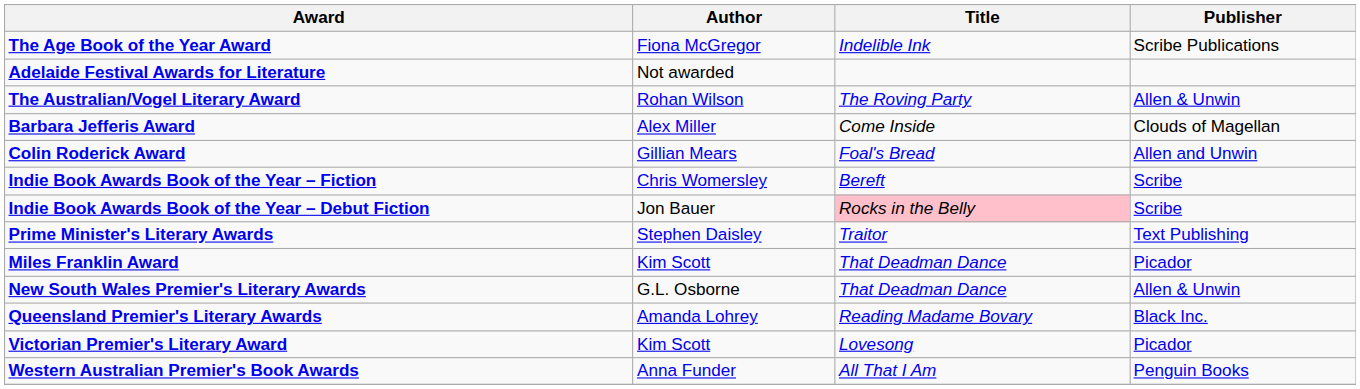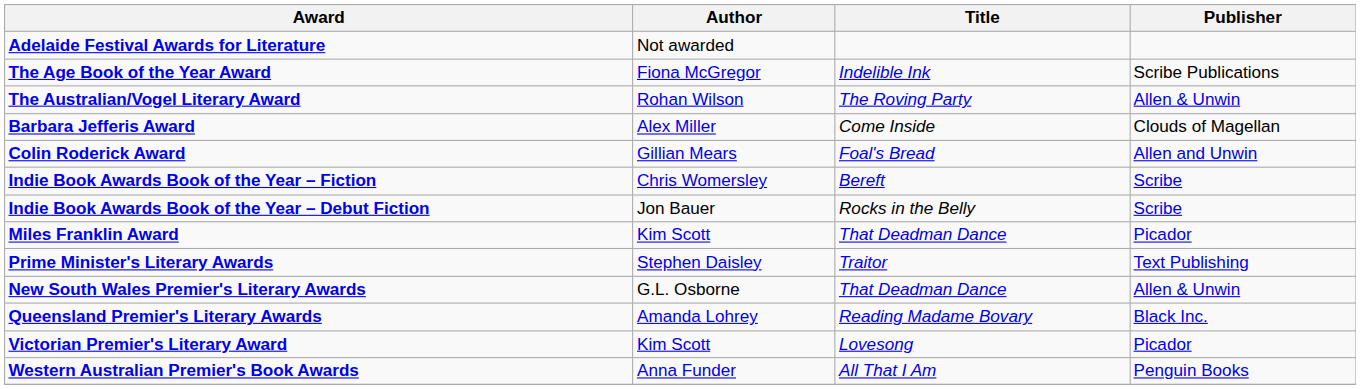rows swapped: (167, 72) <-> (140, 45)
(907, 208) pink background -> (907, 208) no background
rows swapped: (94, 262) <-> (141, 235)
